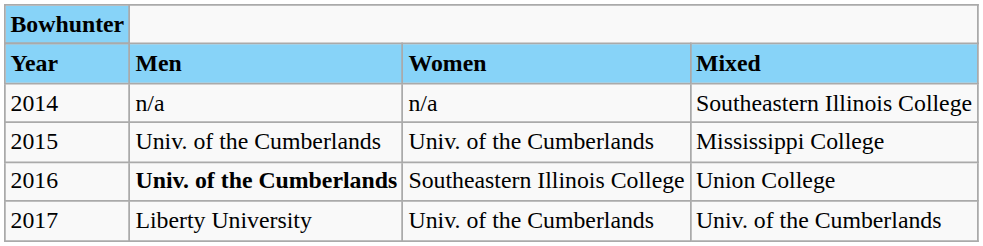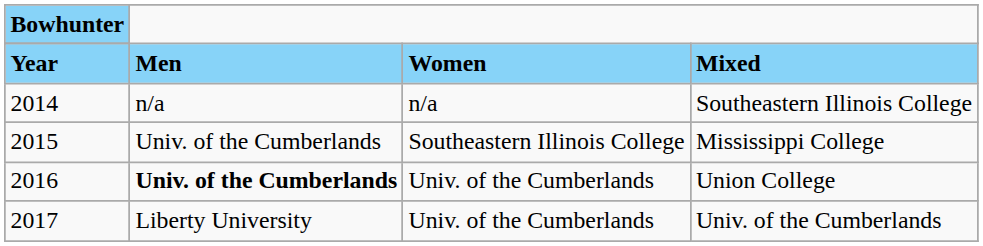(531, 141) Univ. of the Cumberlands -> (547, 141) Southeastern Illinois College
(547, 180) Southeastern Illinois College -> (531, 180) Univ. of the Cumberlands
